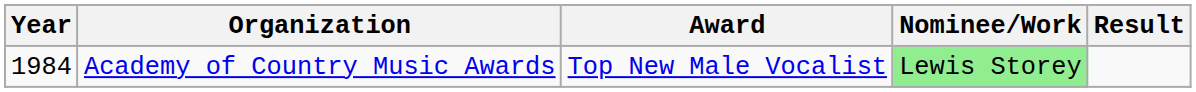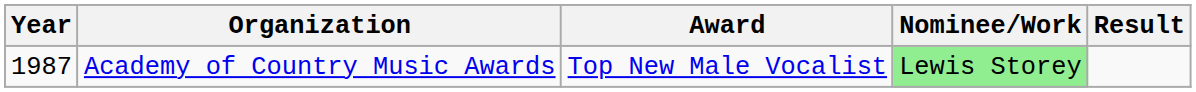(41, 67) 1984 -> (41, 67) 1987
